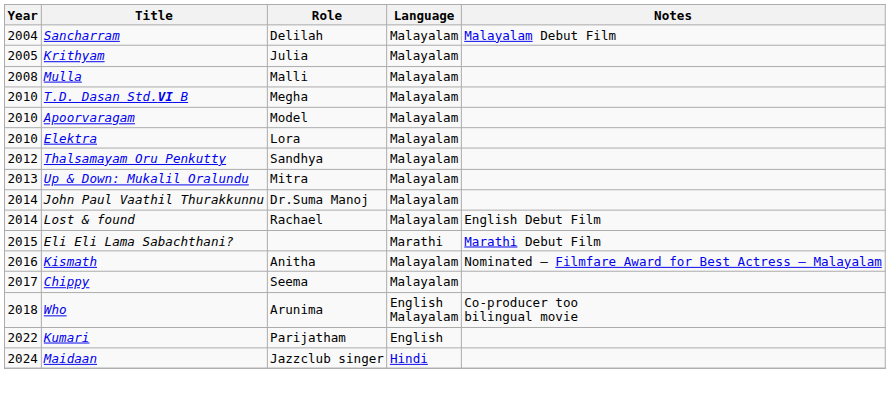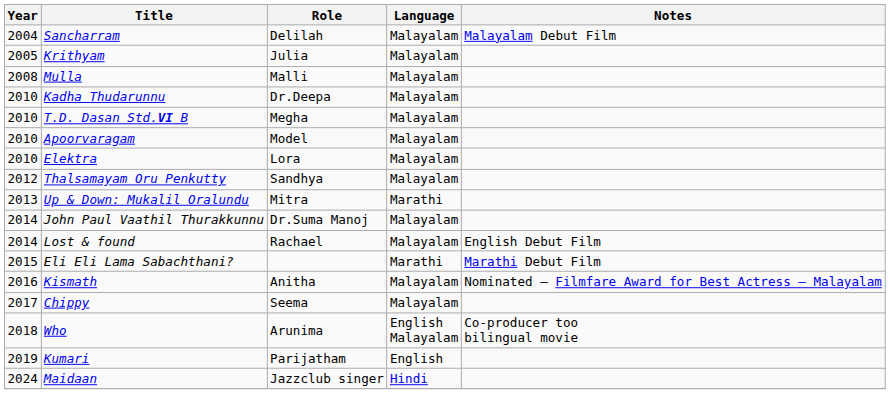+ row: (105, 97)
(424, 179) Malayalam -> (417, 200) Marathi
(23, 338) 2022 -> (23, 358) 2019
